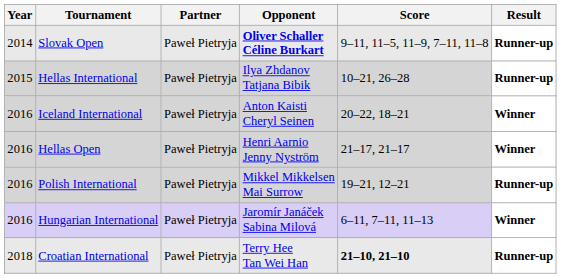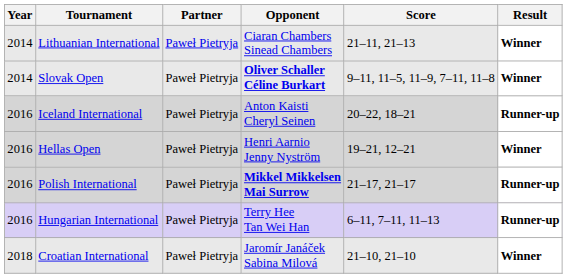+ row: (99, 43)
(524, 43) Runner-up -> (521, 78) Winner
- row: (88, 78)
(515, 114) Winner -> (530, 114) Runner-up
(375, 149) 21–17, 21–17 -> (381, 149) 19–21, 12–21
(289, 185) normal -> (293, 185) bold
(375, 185) 19–21, 12–21 -> (381, 185) 21–17, 21–17
(283, 220) Jaromír Janáček Sabina Milová -> (277, 220) Terry Hee Tan Wei Han
(515, 220) Winner -> (530, 220) Runner-up
(275, 255) Terry Hee Tan Wei Han -> (285, 255) Jaromír Janáček Sabina Milová
(375, 255) bold -> (381, 255) normal
(524, 255) Runner-up -> (521, 255) Winner
